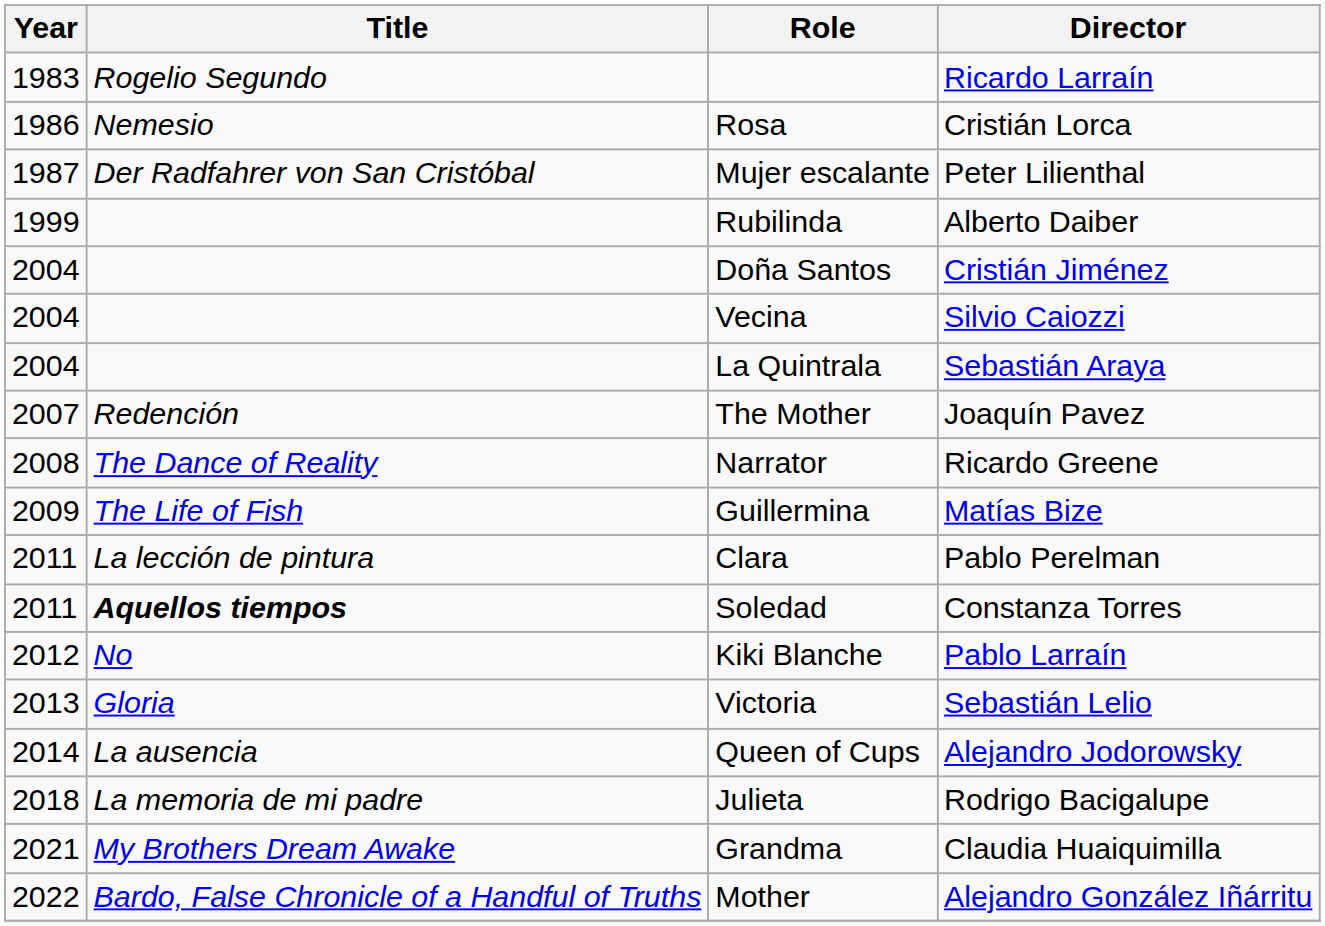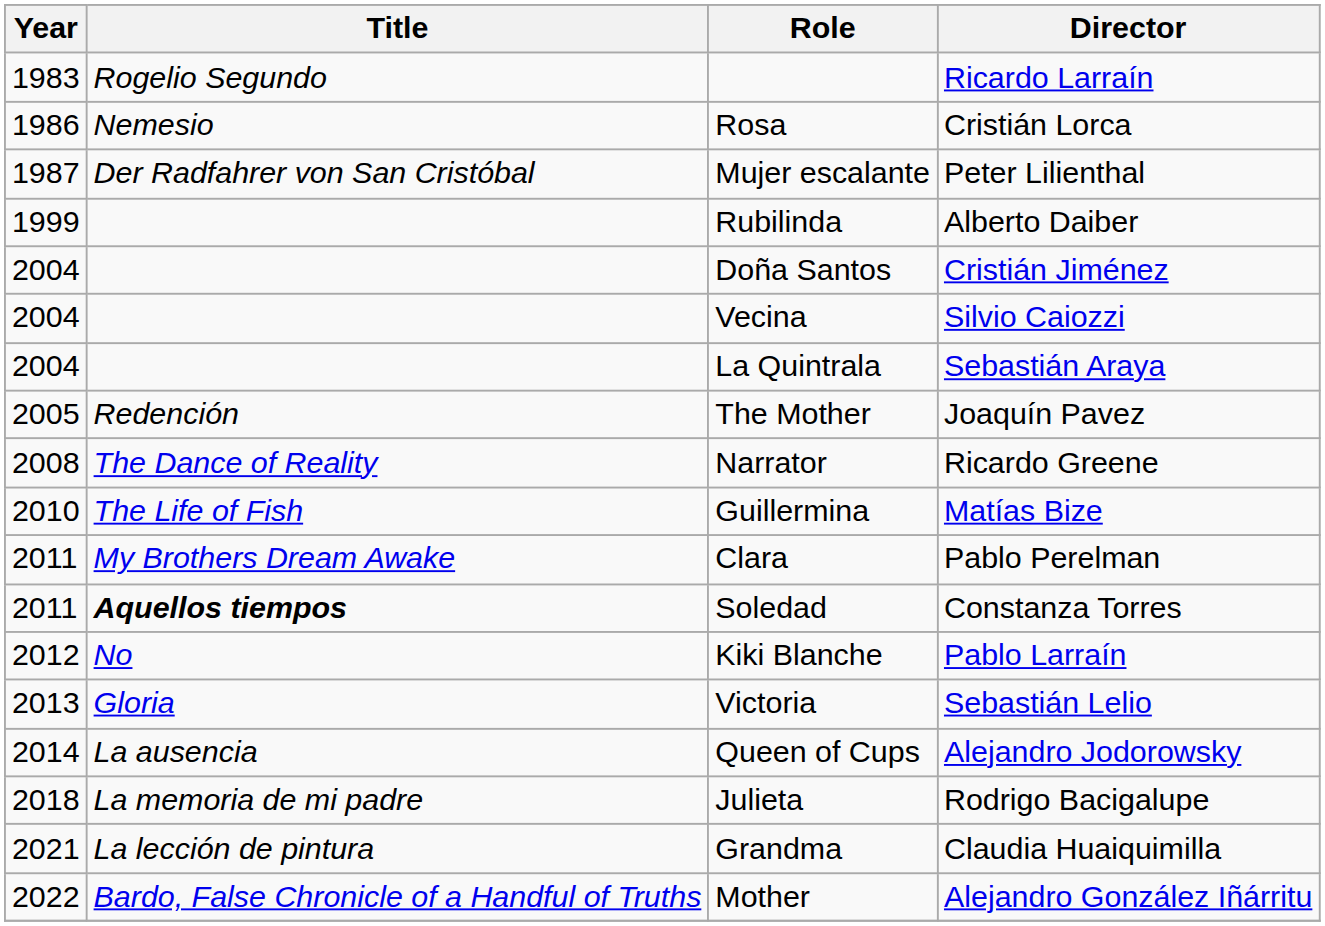(46, 414) 2007 -> (46, 414) 2005
(46, 510) 2009 -> (46, 510) 2010
(234, 558) La lección de pintura -> (274, 558) My Brothers Dream Awake
(274, 848) My Brothers Dream Awake -> (234, 848) La lección de pintura
